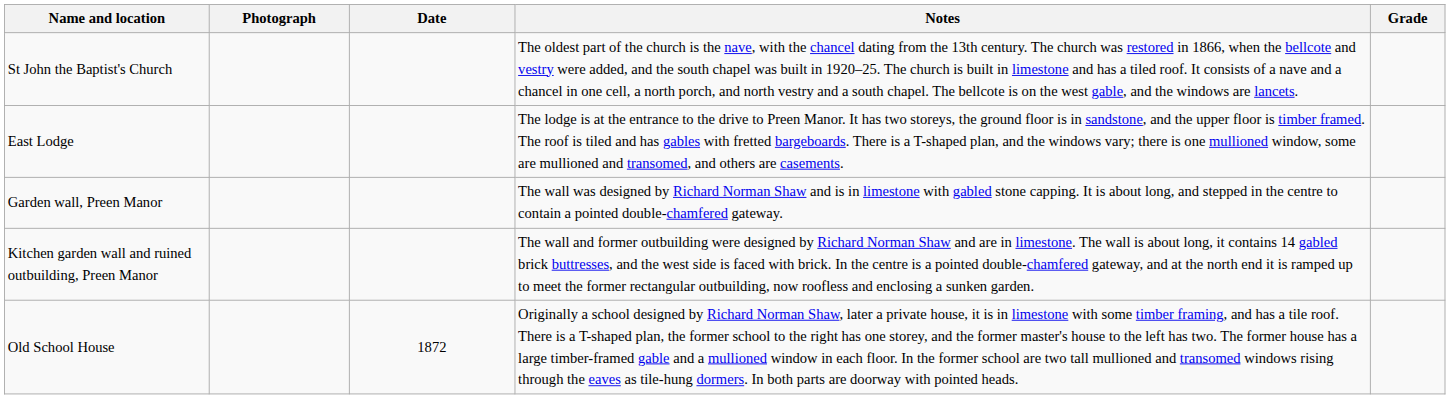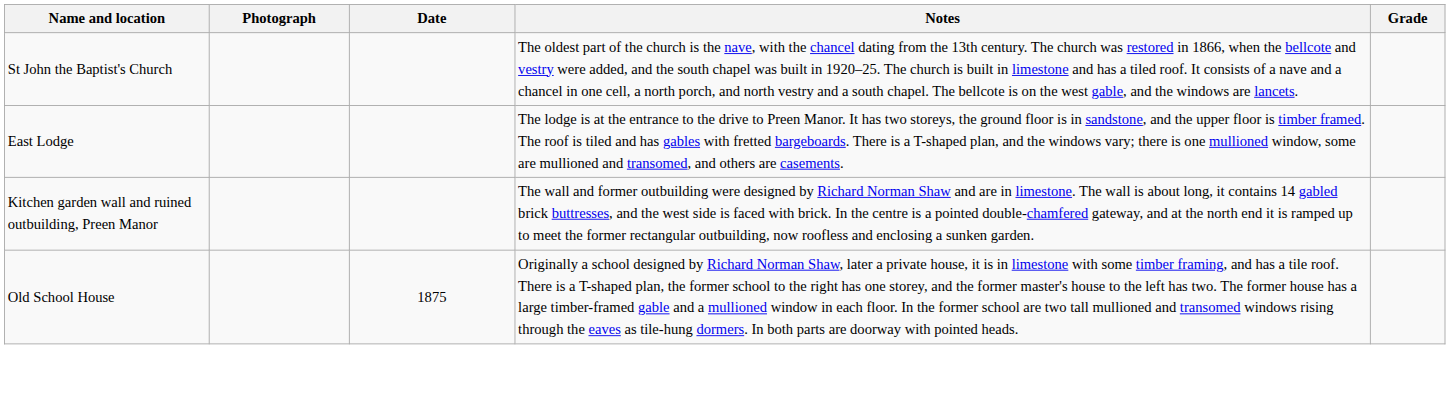- row: (85, 202)
(432, 347) 1872 -> (432, 296) 1875
